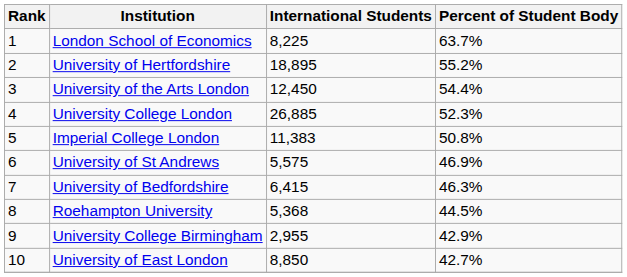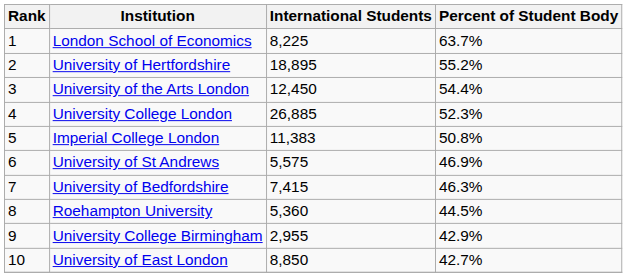(289, 187) 6,415 -> (289, 187) 7,415
(289, 211) 5,368 -> (289, 211) 5,360
